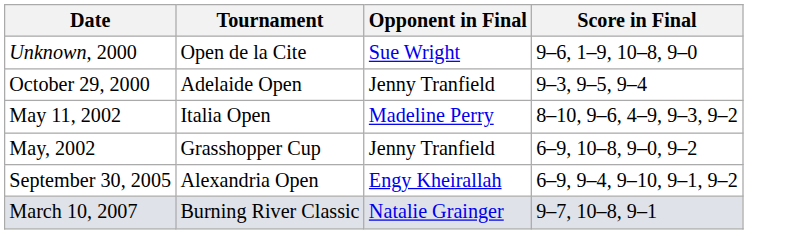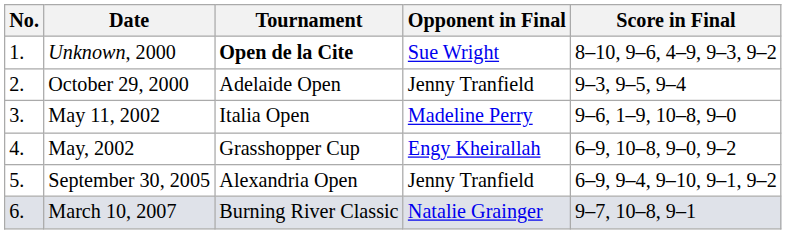+ column: (24, 20)
(243, 52) normal -> (286, 52) bold
(617, 52) 9–6, 1–9, 10–8, 9–0 -> (676, 52) 8–10, 9–6, 4–9, 9–3, 9–2
(637, 116) 8–10, 9–6, 4–9, 9–3, 9–2 -> (656, 116) 9–6, 1–9, 10–8, 9–0
(432, 148) Jenny Tranfield -> (474, 148) Engy Kheirallah
(435, 180) Engy Kheirallah -> (471, 180) Jenny Tranfield
